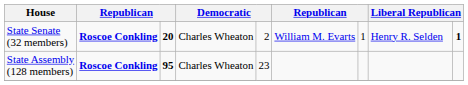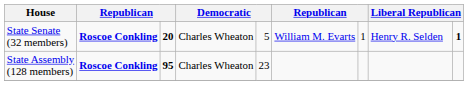(267, 36) 2 -> (267, 36) 5
